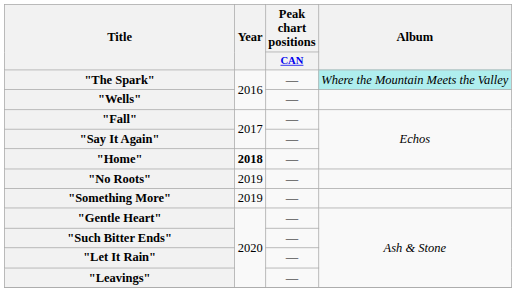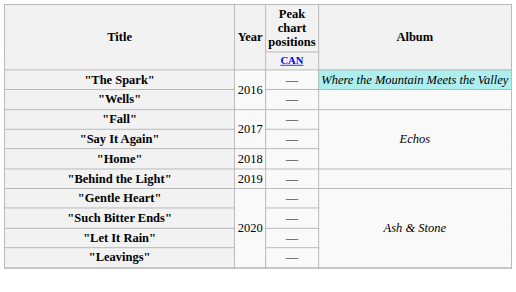(250, 158) bold -> (250, 158) normal
- row: (120, 178)
- row: (120, 198)
+ row: (120, 178)
